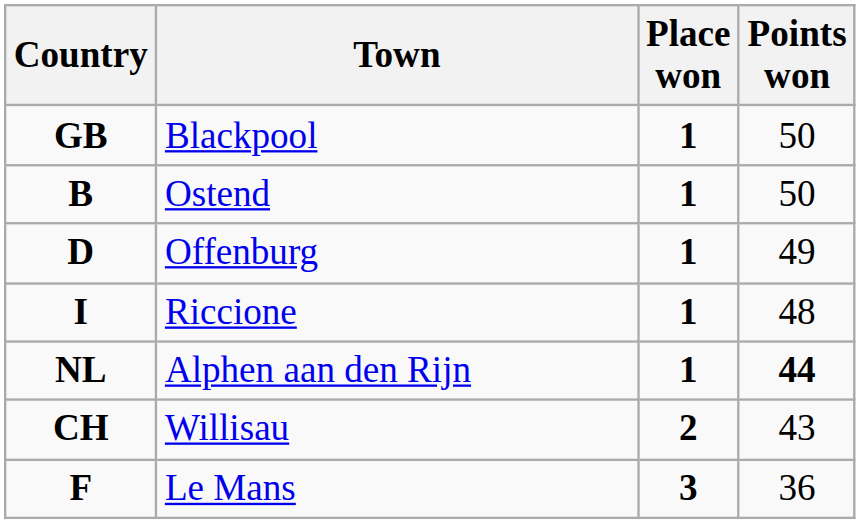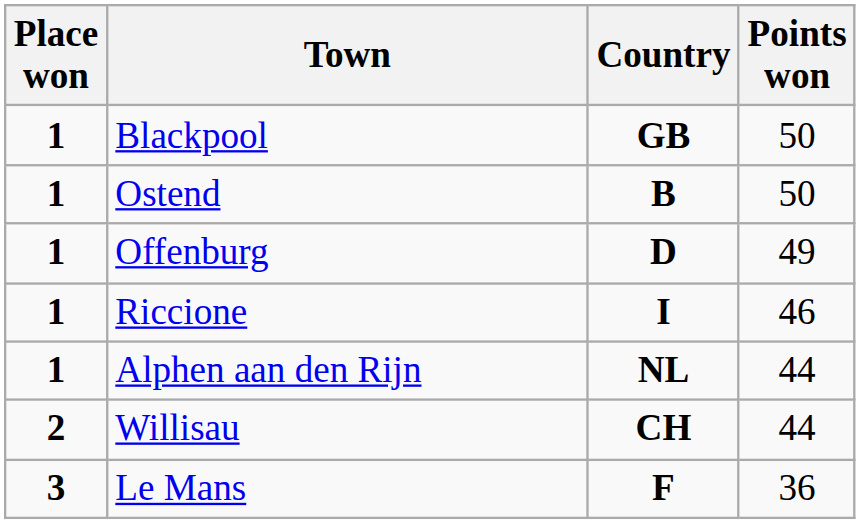columns swapped: (81, 54) <-> (688, 54)
(797, 311) 48 -> (797, 311) 46
(797, 370) bold -> (797, 370) normal
(797, 428) 43 -> (797, 428) 44
